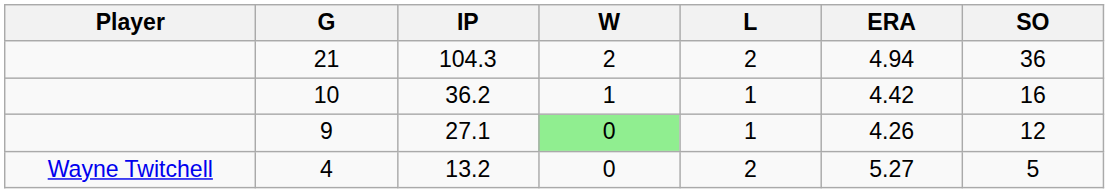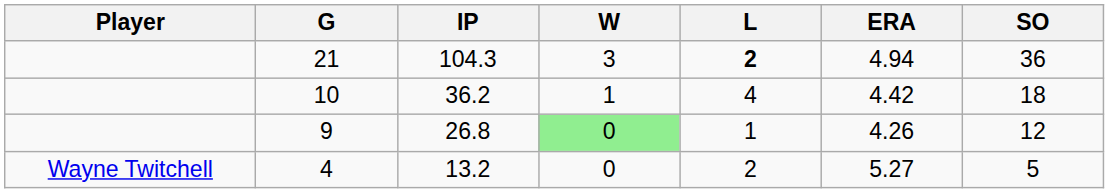(609, 59) 2 -> (609, 59) 3
(750, 59) normal -> (750, 59) bold
(750, 95) 1 -> (750, 95) 4
(1033, 95) 16 -> (1033, 95) 18
(468, 132) 27.1 -> (468, 132) 26.8
